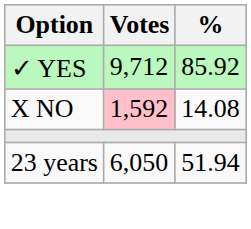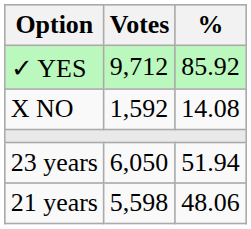(139, 108) pink background -> (139, 108) no background
+ row: (54, 203)
